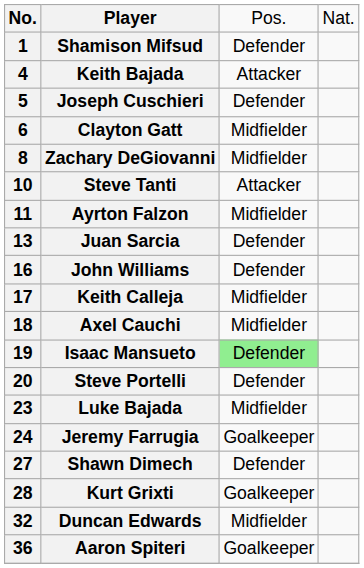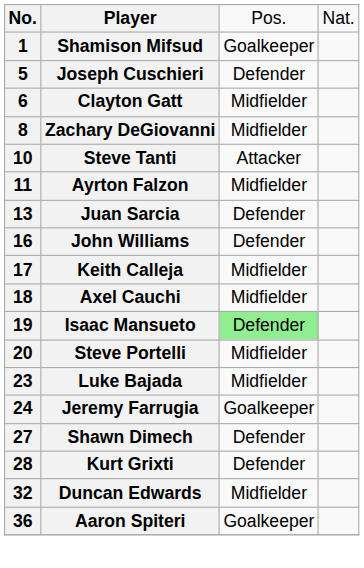(269, 46) Defender -> (269, 46) Goalkeeper
- row: (130, 74)
(269, 381) Defender -> (269, 353) Midfielder
(269, 492) Goalkeeper -> (269, 465) Defender
